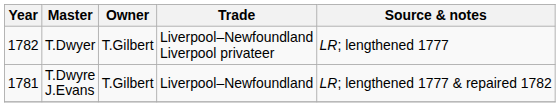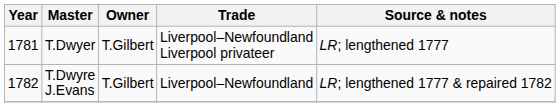(23, 45) 1782 -> (23, 45) 1781
(23, 83) 1781 -> (23, 83) 1782
